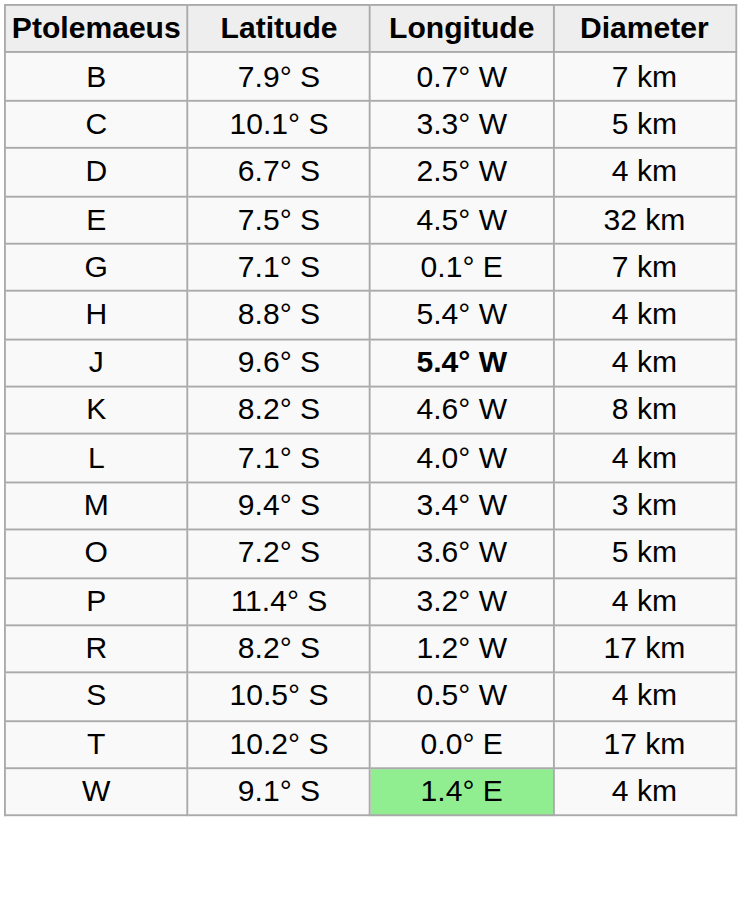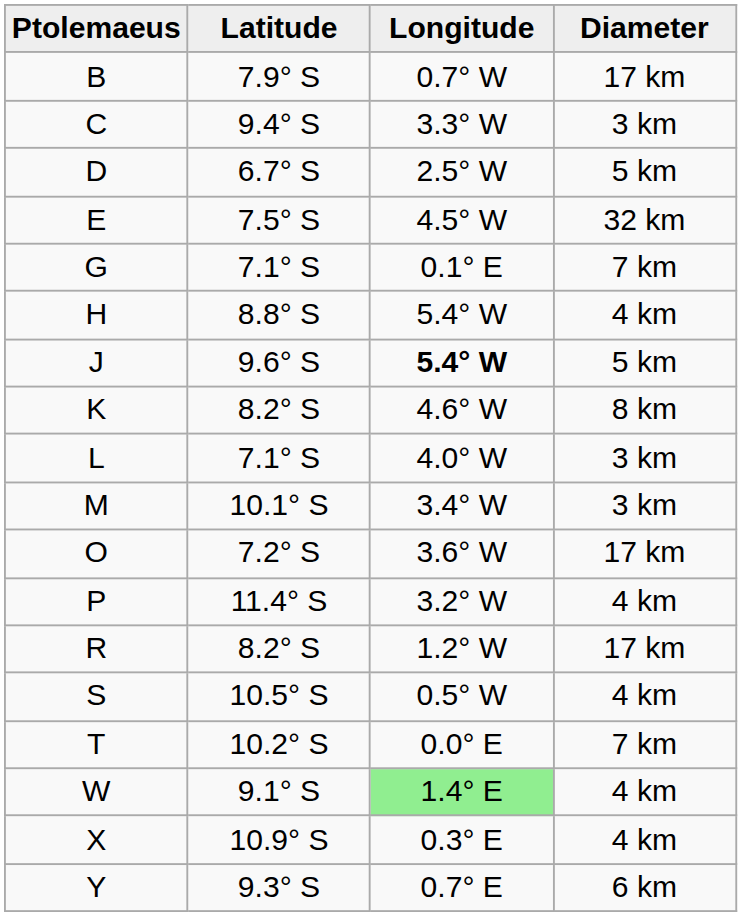(644, 76) 7 km -> (644, 76) 17 km
(279, 123) 10.1° S -> (279, 123) 9.4° S
(644, 123) 5 km -> (644, 123) 3 km
(644, 171) 4 km -> (644, 171) 5 km
(644, 362) 4 km -> (644, 362) 5 km
(644, 457) 4 km -> (644, 457) 3 km
(279, 505) 9.4° S -> (279, 505) 10.1° S
(644, 553) 5 km -> (644, 553) 17 km
(644, 743) 17 km -> (644, 743) 7 km
+ row: (96, 839)
+ row: (96, 887)
